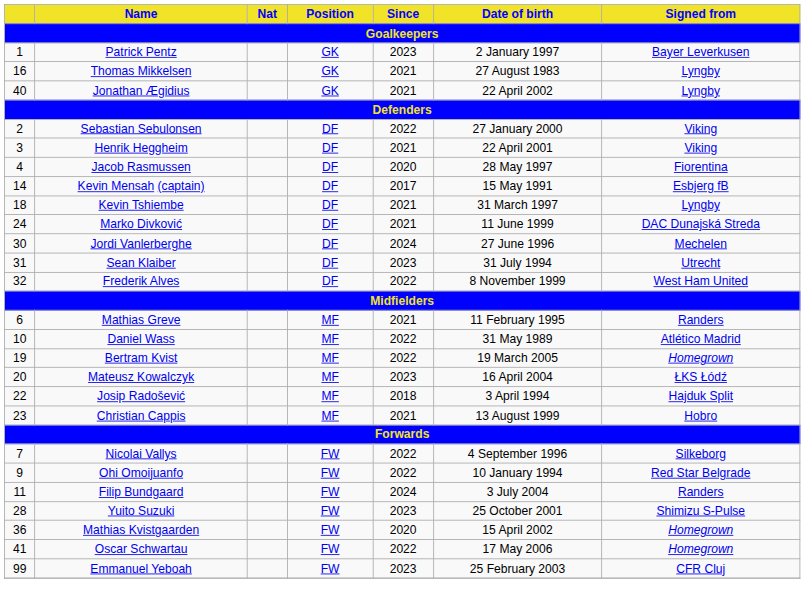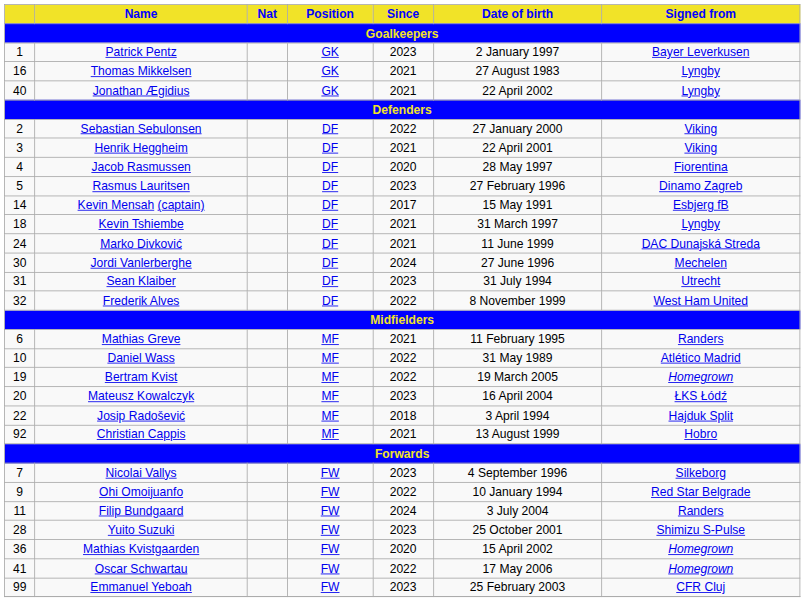+ row: (141, 186)
(20, 416) 23 -> (20, 435) 92
(403, 454) 2022 -> (403, 473) 2023
